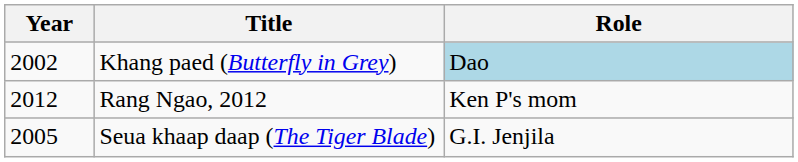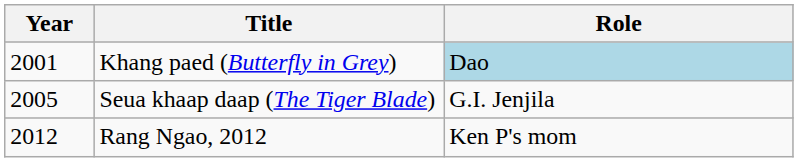(34, 61) 2002 -> (34, 61) 2001
rows swapped: (267, 136) <-> (183, 99)
